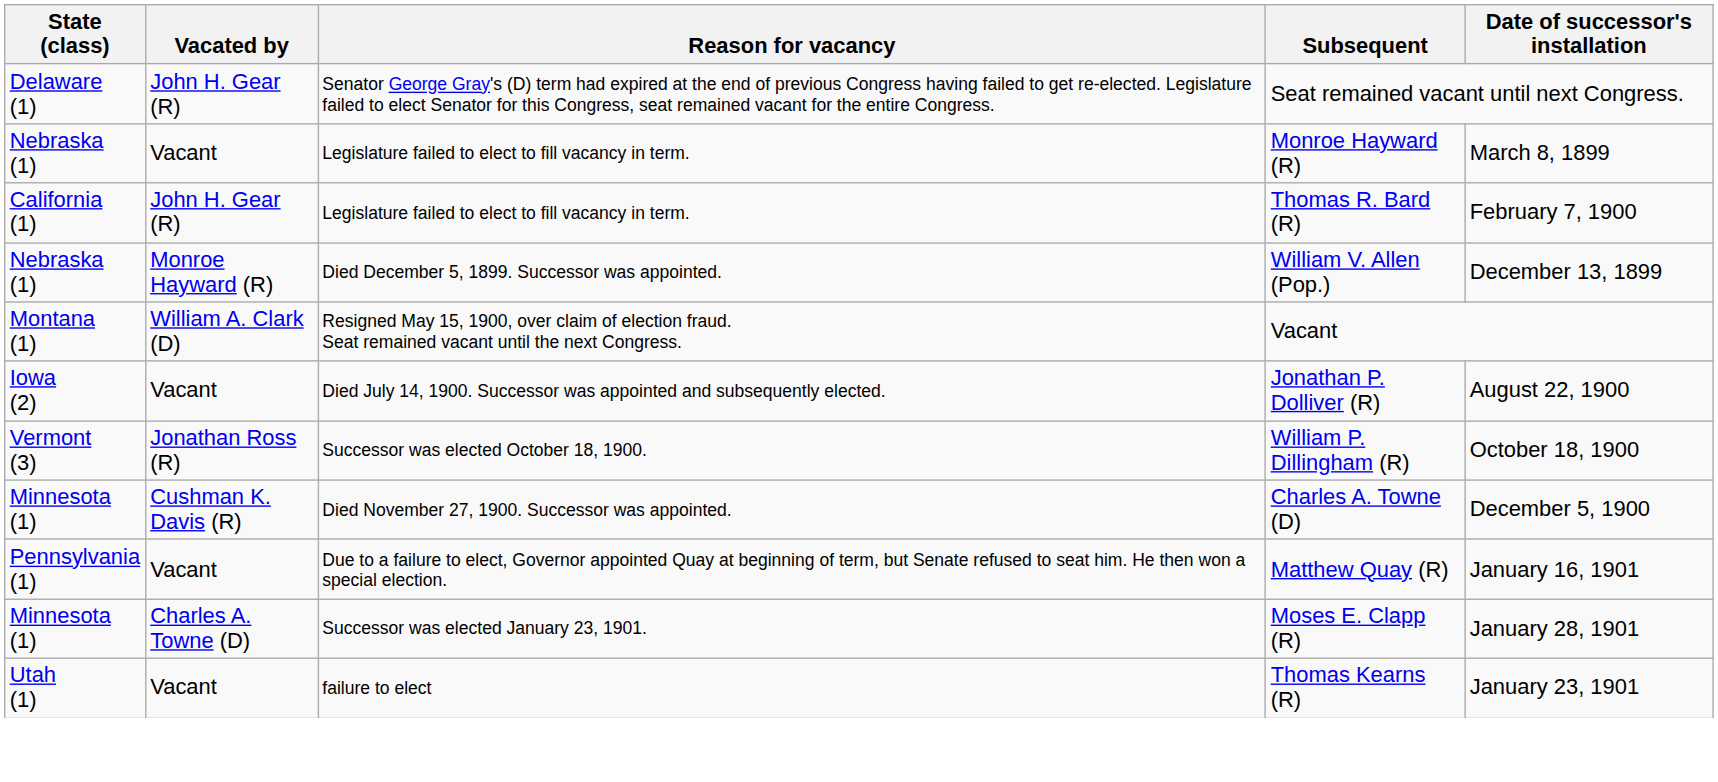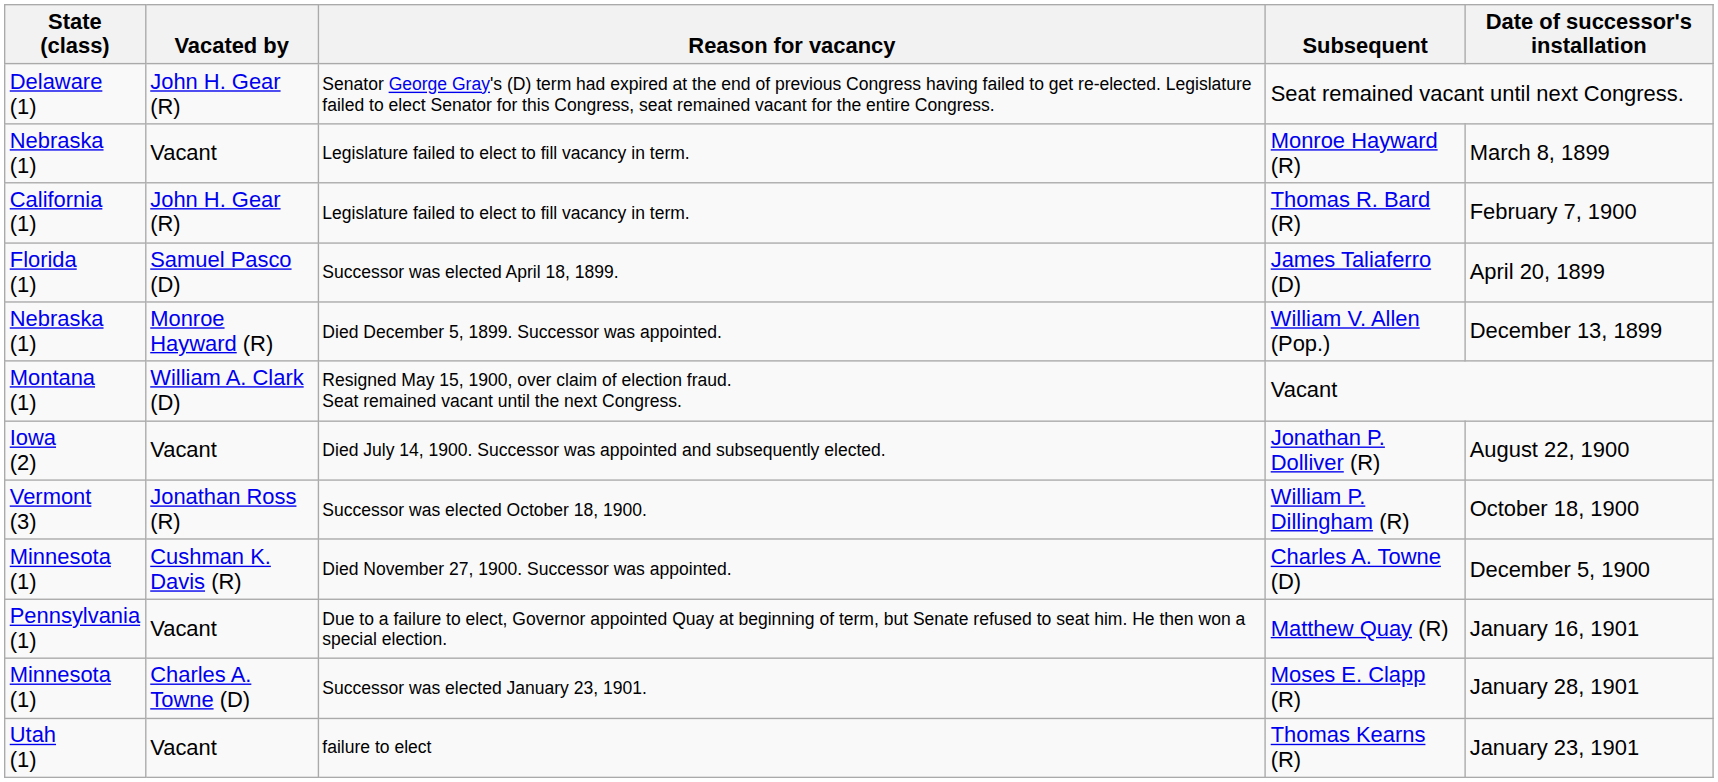+ row: (1351, 271)
